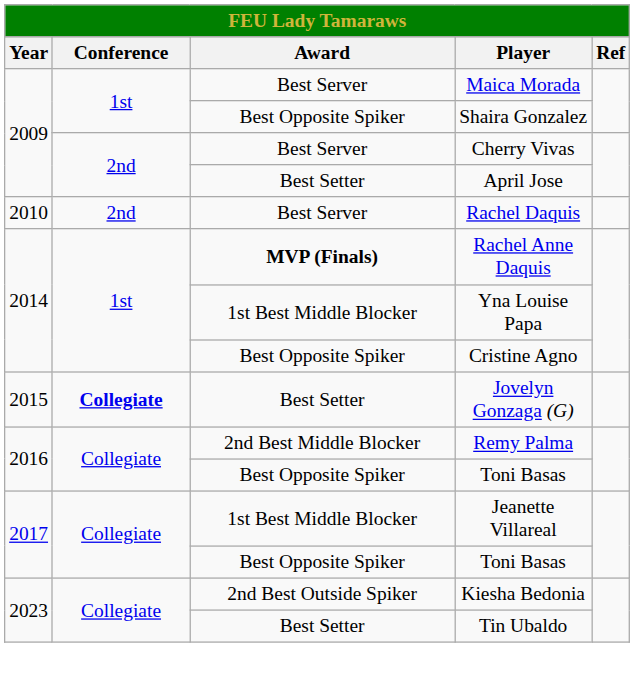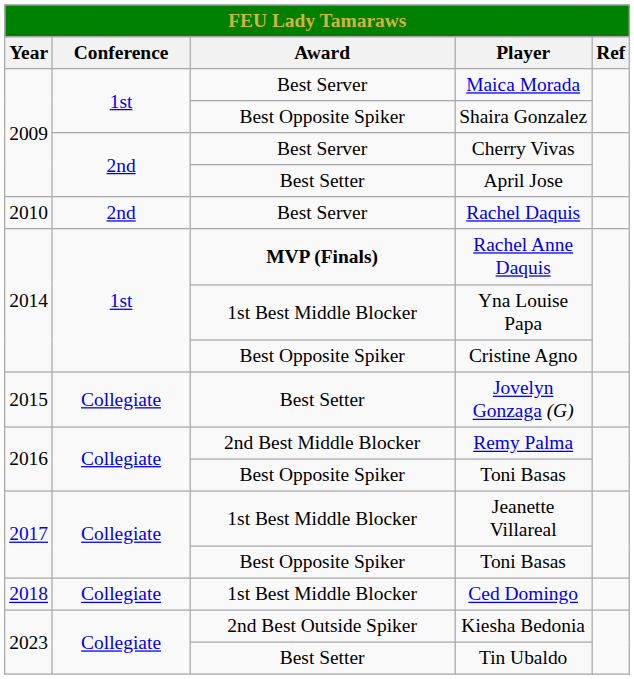(121, 399) bold -> (121, 399) normal
+ row: (29, 594)
